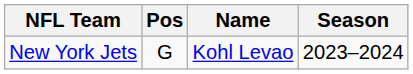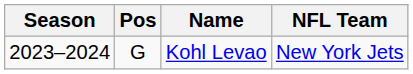columns swapped: (353, 20) <-> (73, 20)
